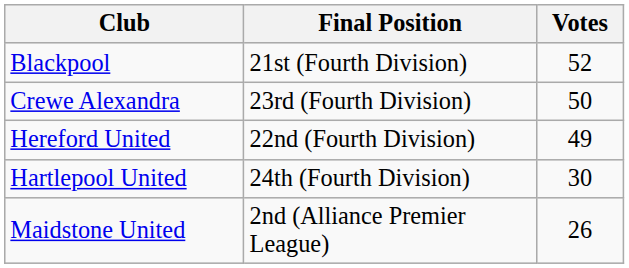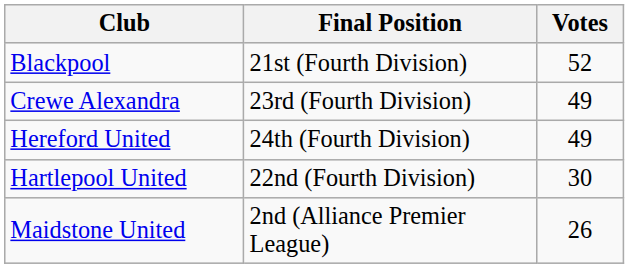(580, 100) 50 -> (580, 100) 49
(362, 139) 22nd (Fourth Division) -> (360, 139) 24th (Fourth Division)
(360, 178) 24th (Fourth Division) -> (362, 178) 22nd (Fourth Division)
